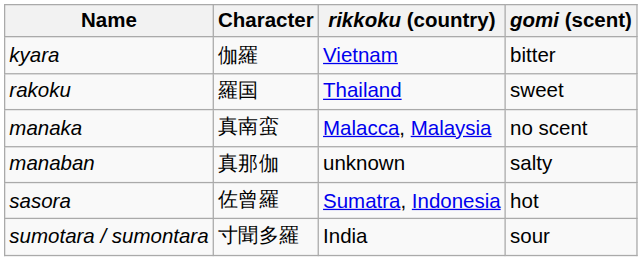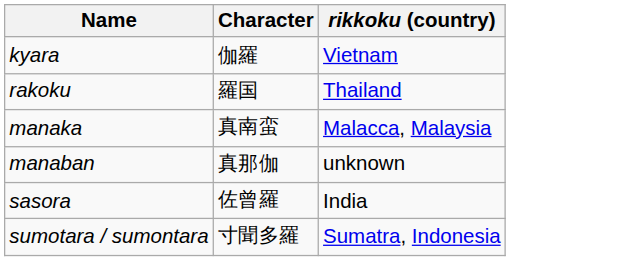- column: (571, 20)
(412, 200) Sumatra, Indonesia -> (345, 200) India
(345, 236) India -> (412, 236) Sumatra, Indonesia
